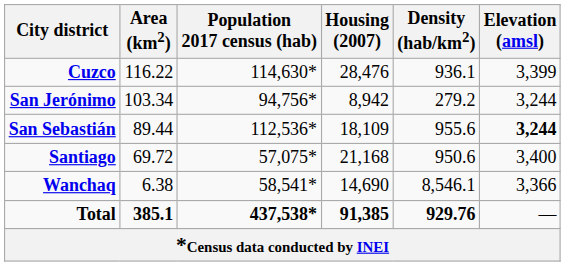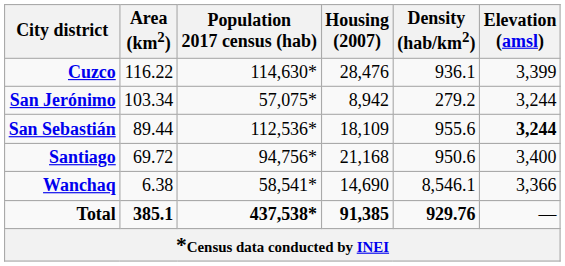(288, 100) 94,756* -> (288, 100) 57,075*
(288, 157) 57,075* -> (288, 157) 94,756*
